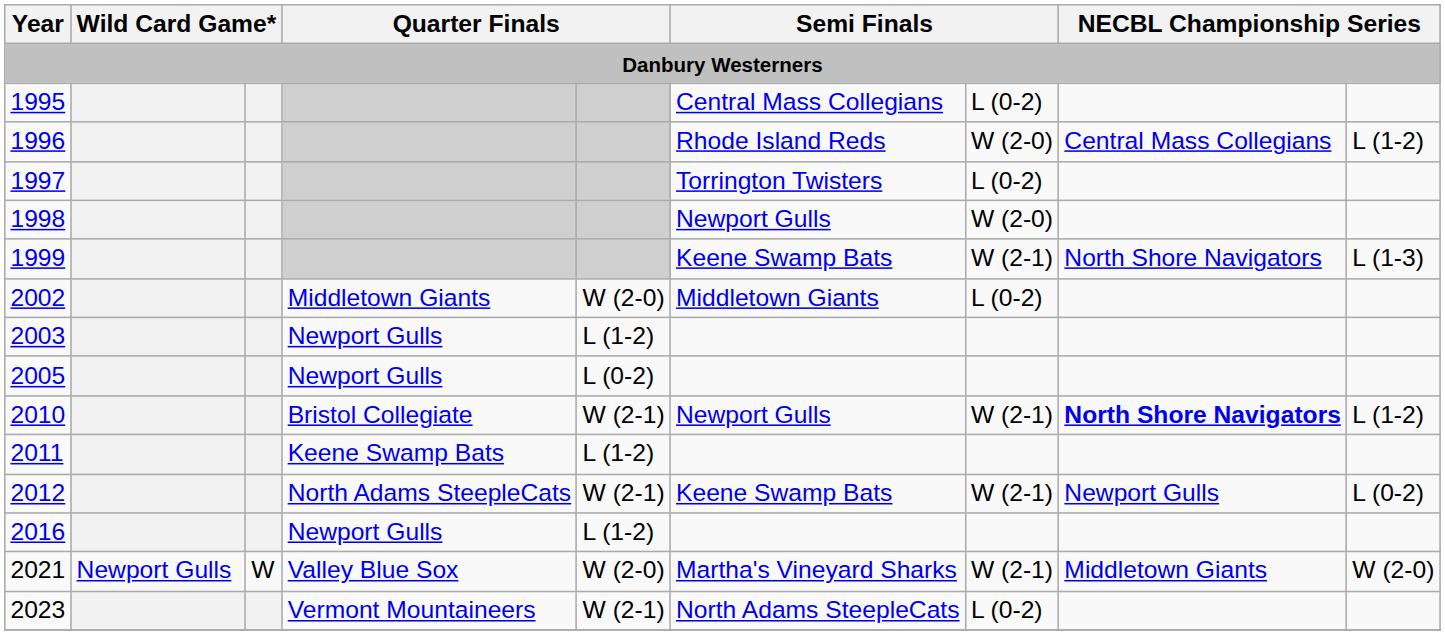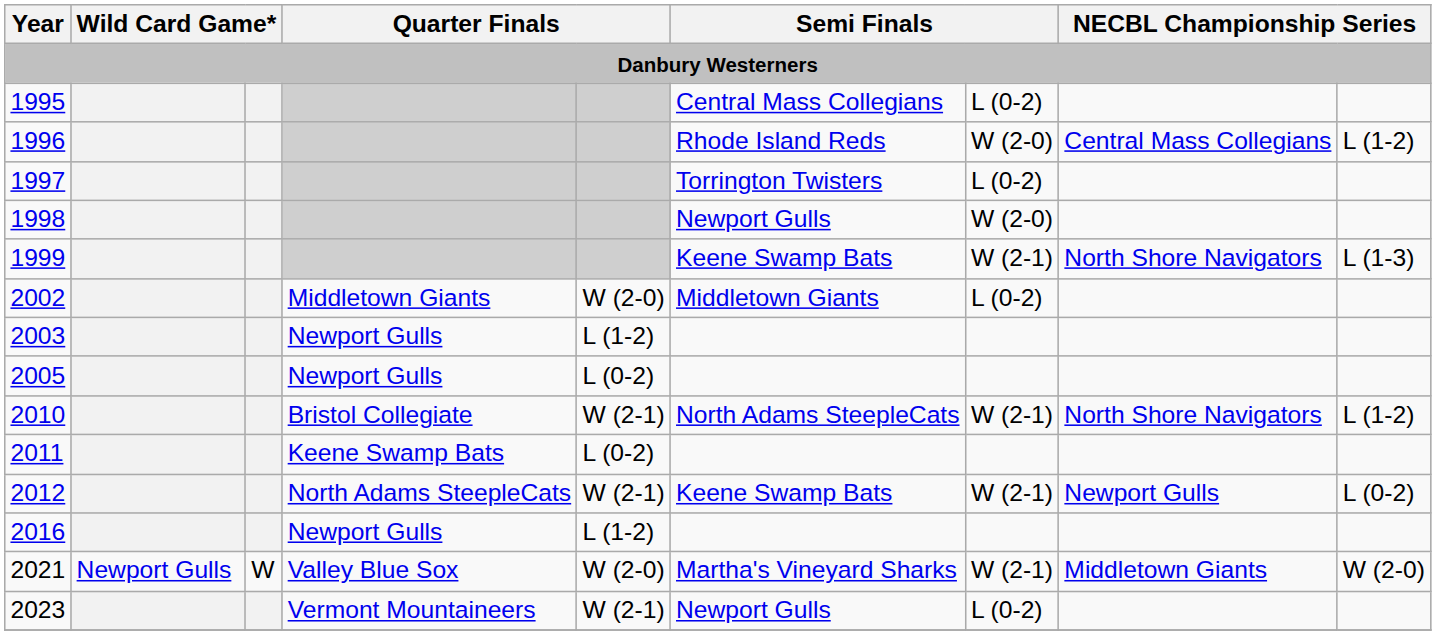(753, 414) Newport Gulls -> (818, 414) North Adams SteepleCats
(1203, 414) bold -> (1193, 414) normal
(618, 453) L (1-2) -> (618, 453) L (0-2)
(818, 610) North Adams SteepleCats -> (753, 610) Newport Gulls
